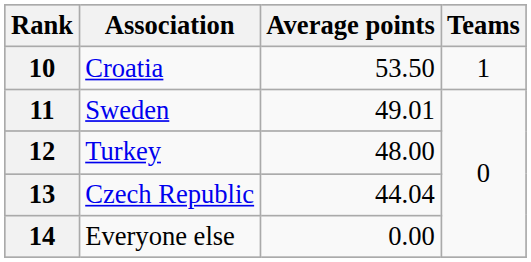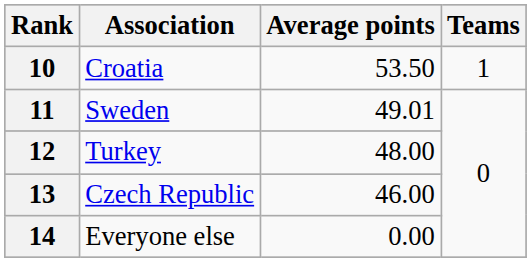(405, 194) 44.04 -> (405, 194) 46.00
